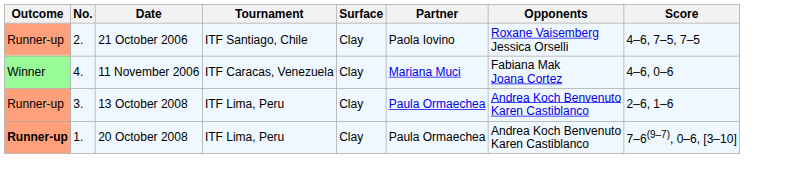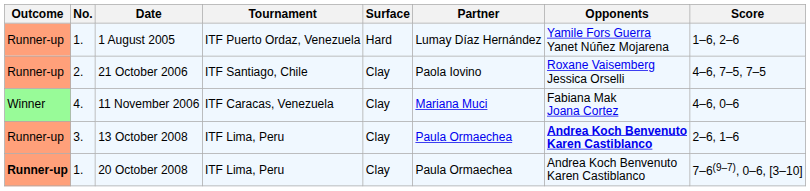+ row: (137, 39)
(556, 104) normal -> (617, 137) bold
